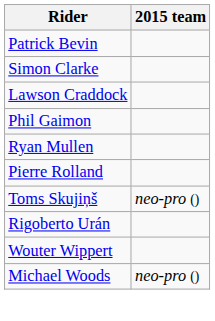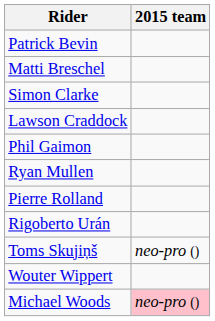+ row: (57, 69)
rows swapped: (53, 198) <-> (59, 224)
(167, 276) no background -> (167, 302) pink background
